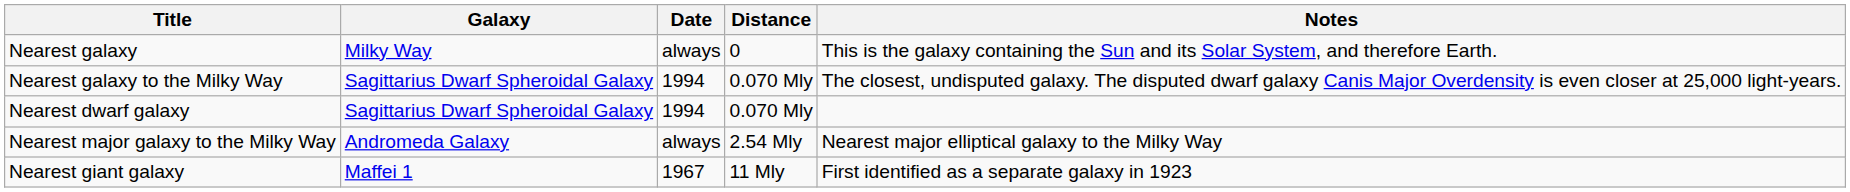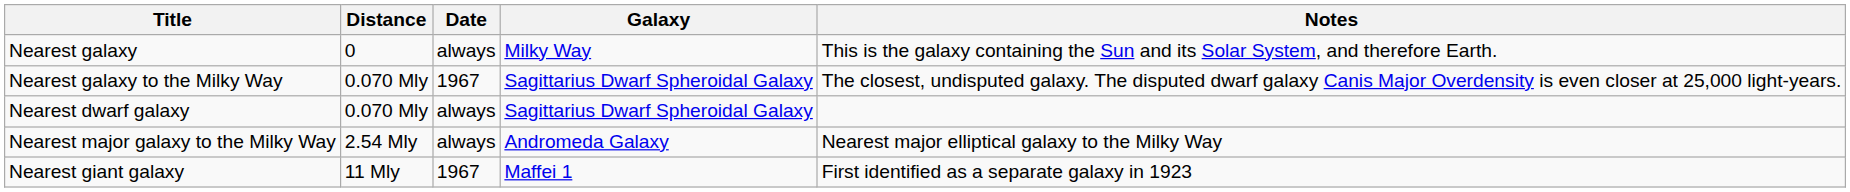columns swapped: (499, 19) <-> (771, 19)
(683, 80) 1994 -> (458, 80) 1967
(683, 111) 1994 -> (466, 111) always
